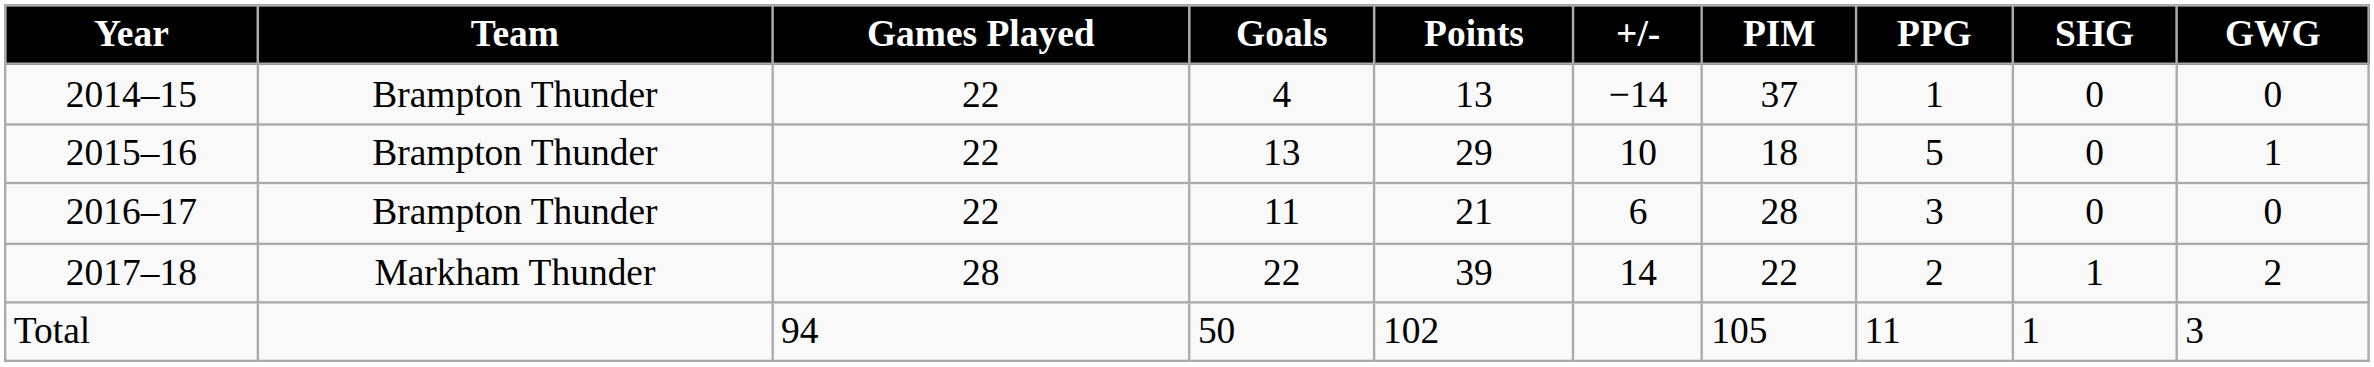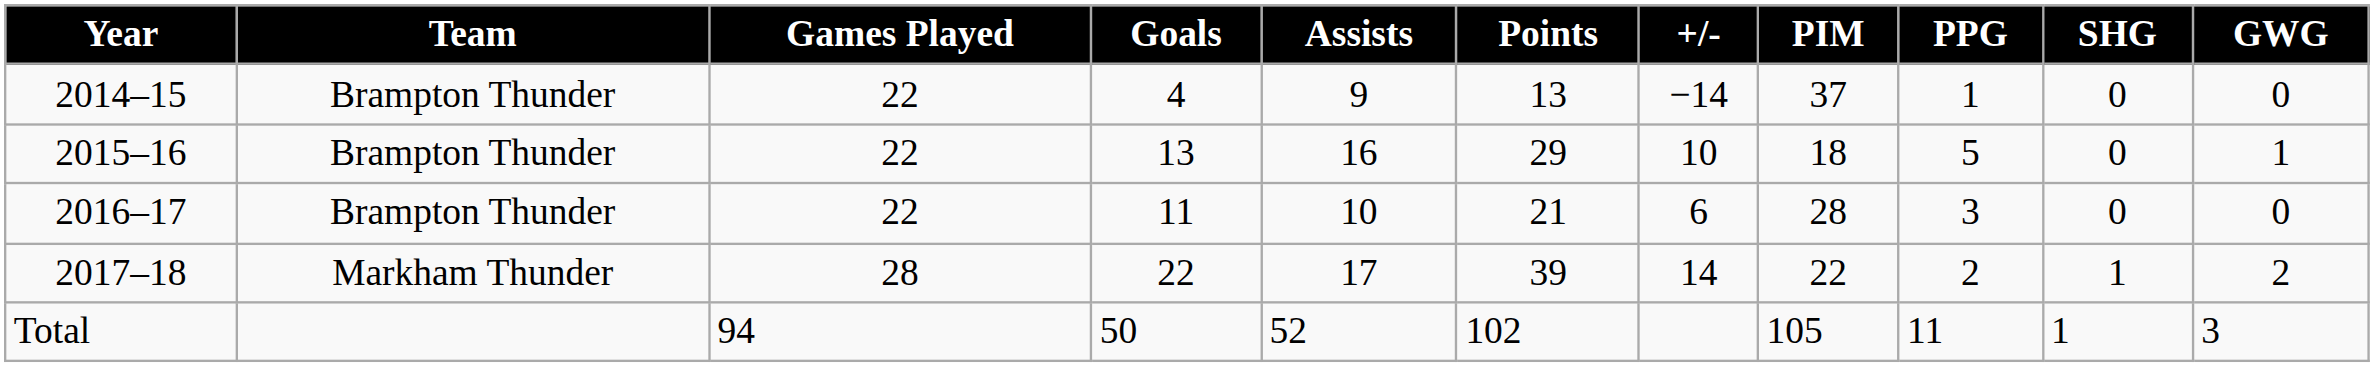+ column: (1359, 34)
